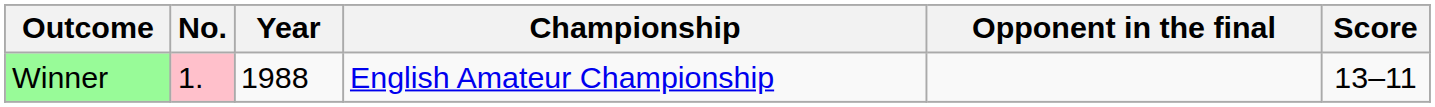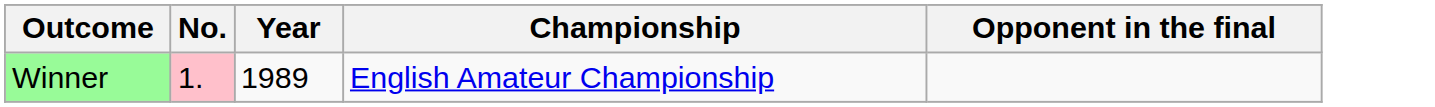- column: (1376, 28)
(275, 76) 1988 -> (275, 76) 1989
